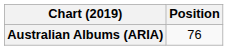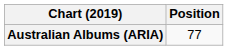(194, 34) 76 -> (194, 34) 77
